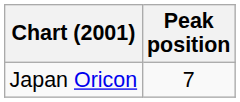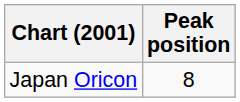(189, 79) 7 -> (189, 79) 8
